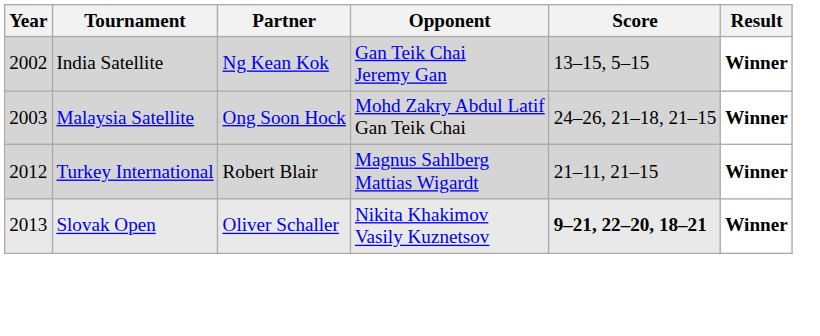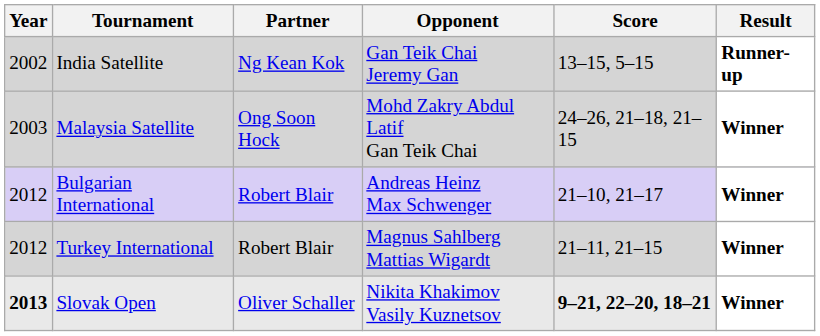(757, 63) Winner -> (756, 63) Runner-up
+ row: (105, 194)
(28, 226) normal -> (28, 302) bold
